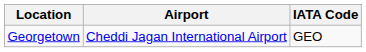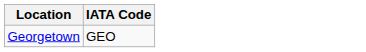- column: (186, 15)
